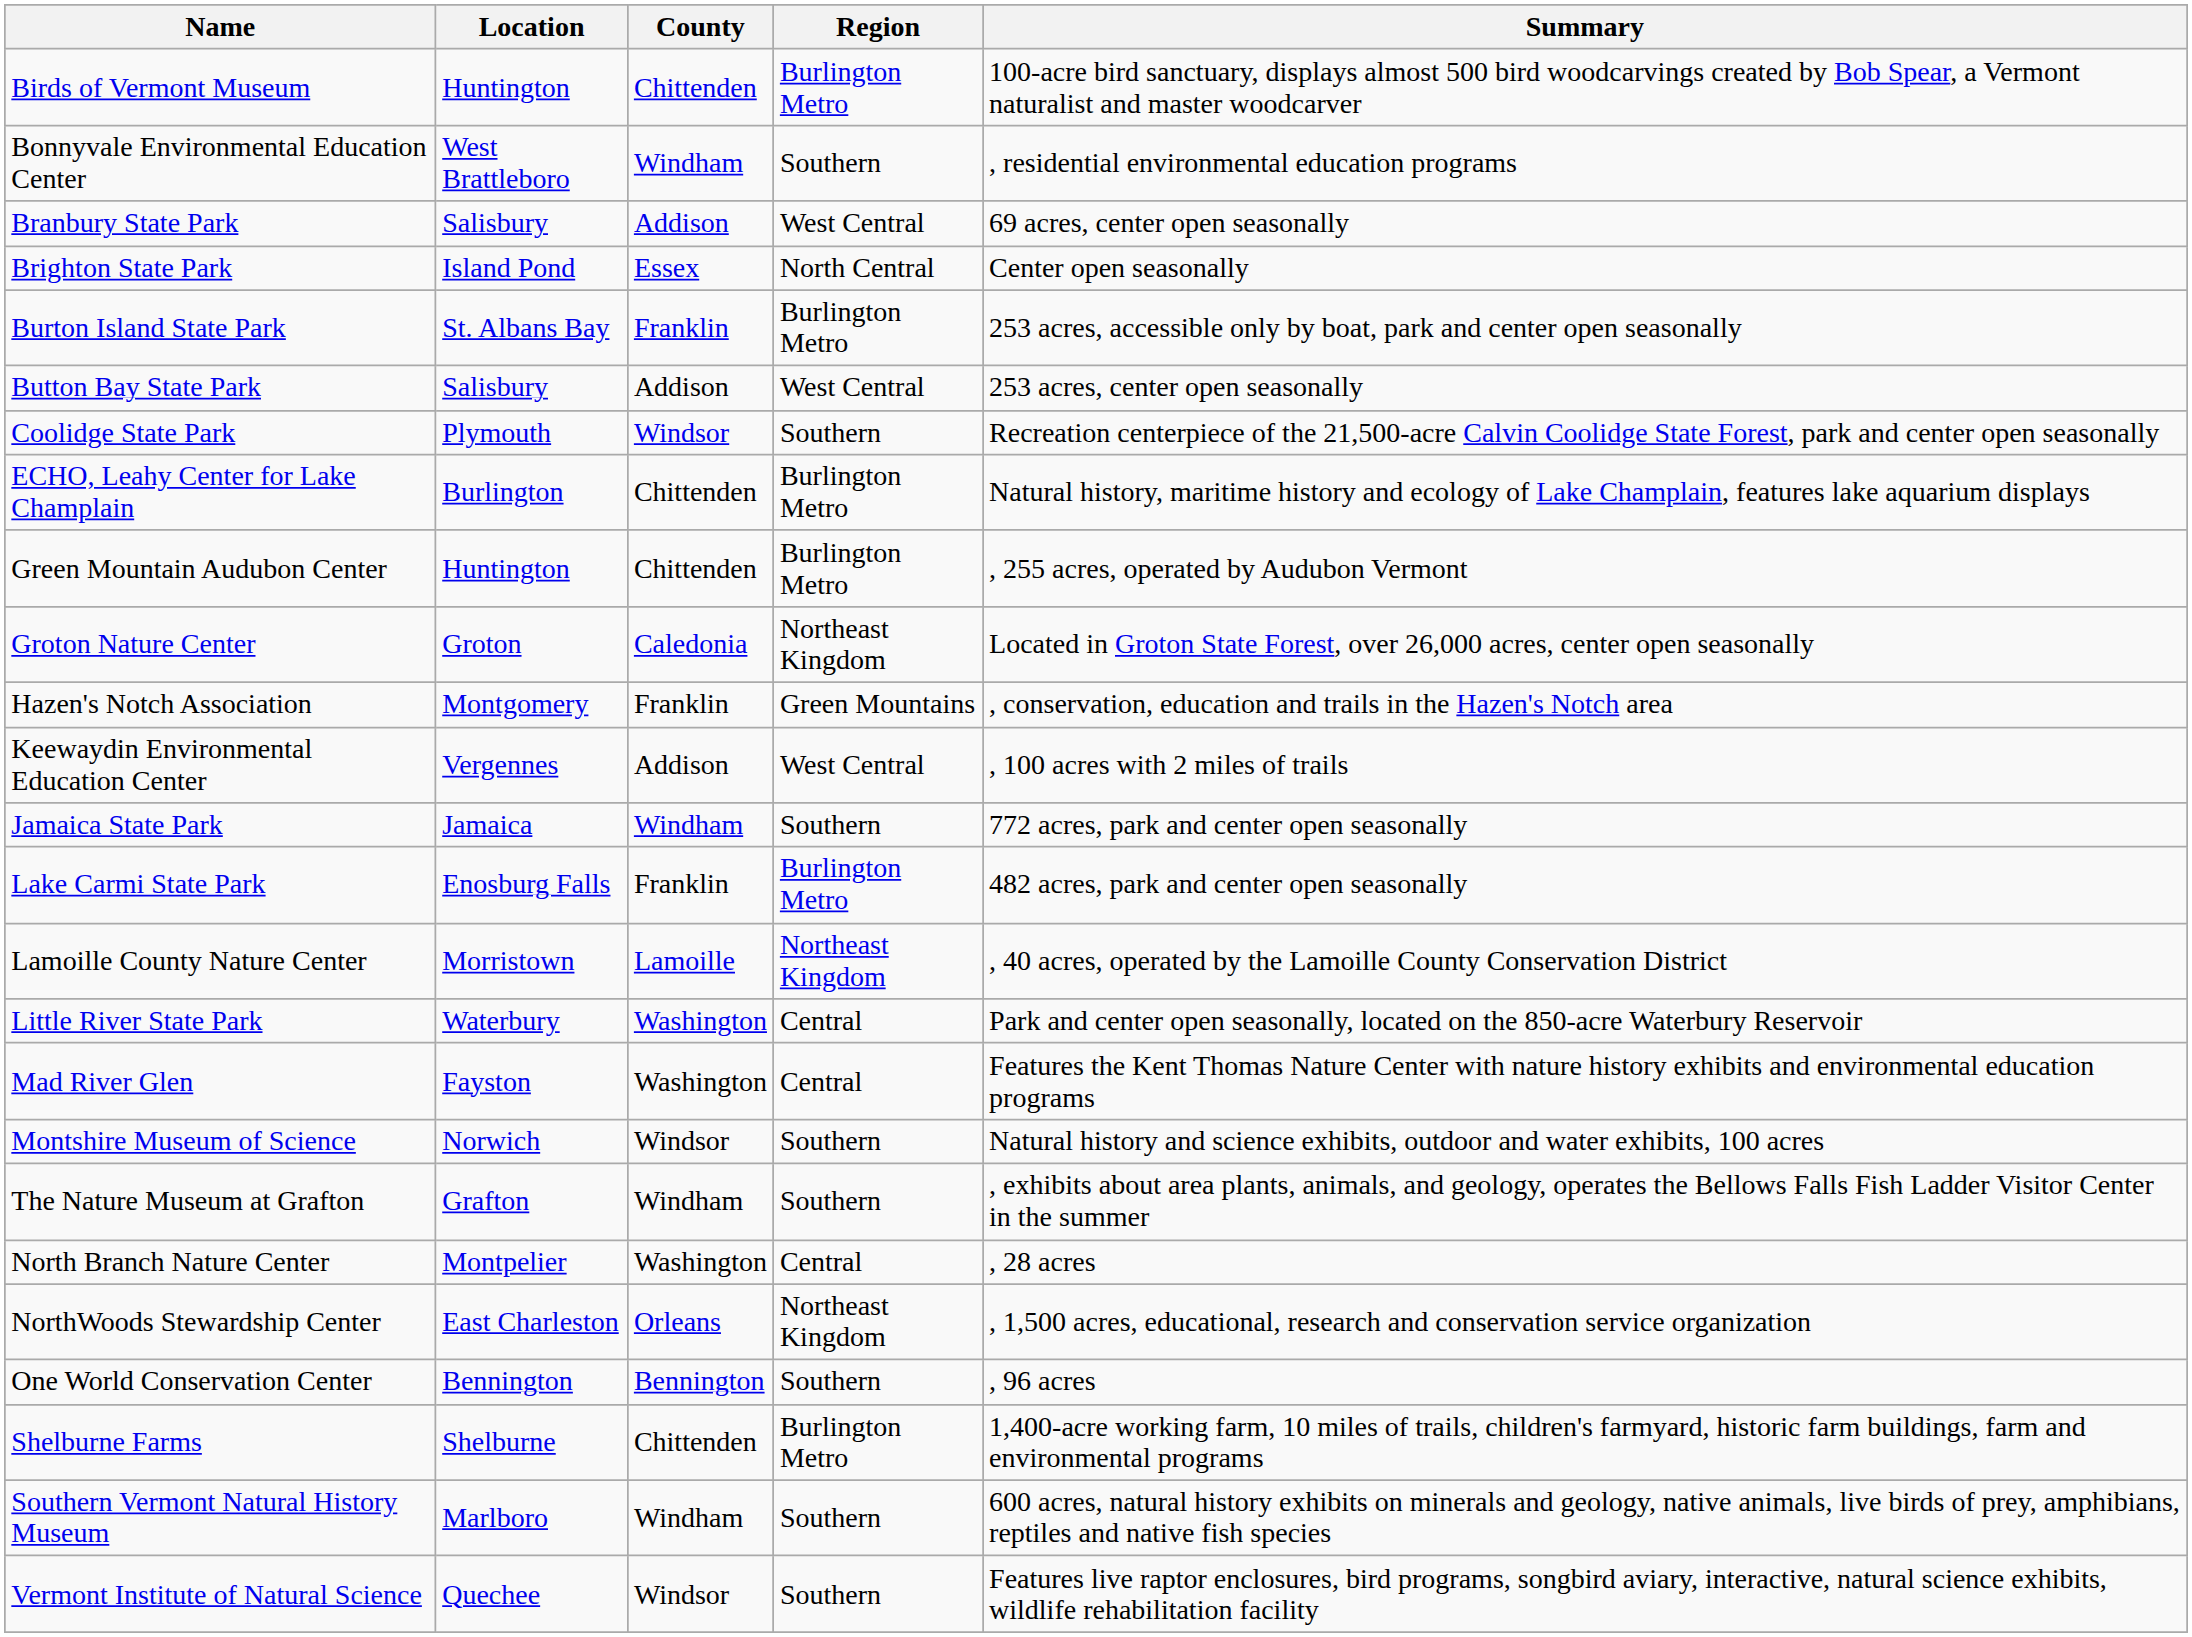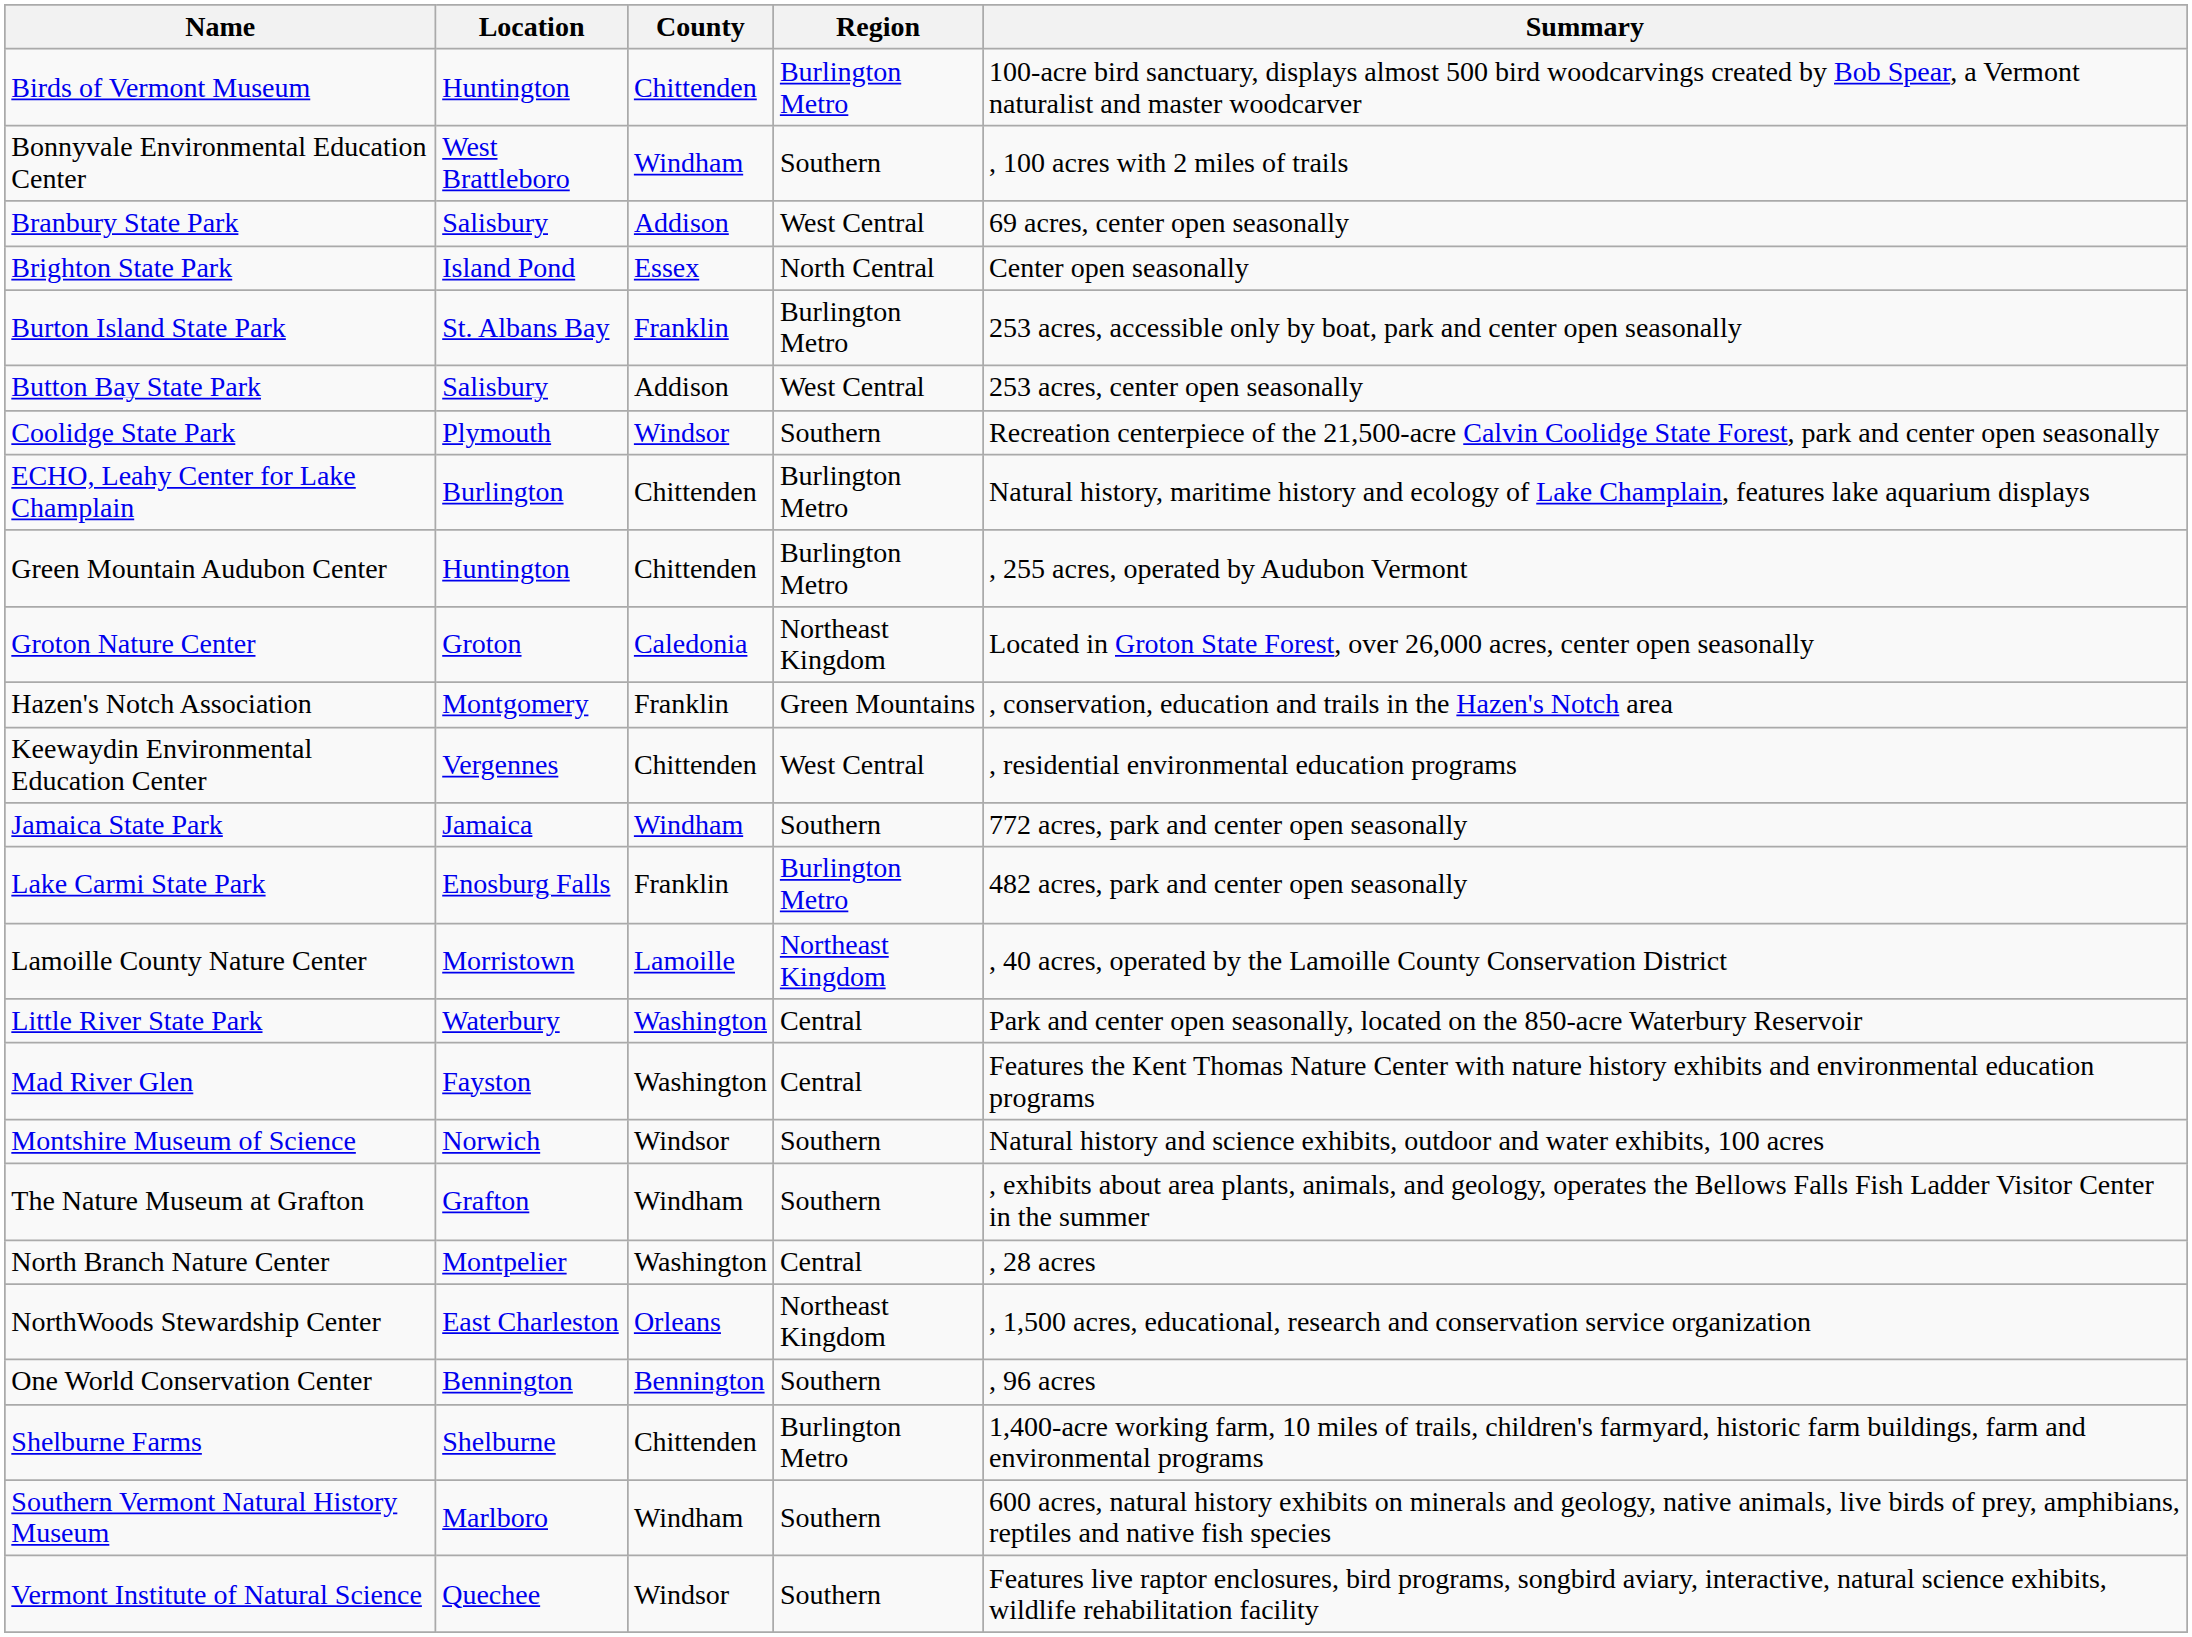(1253, 162) , residential environmental education programs -> (1169, 162) , 100 acres with 2 miles of trails
(681, 764) Addison -> (695, 764) Chittenden
(1169, 764) , 100 acres with 2 miles of trails -> (1253, 764) , residential environmental education programs
